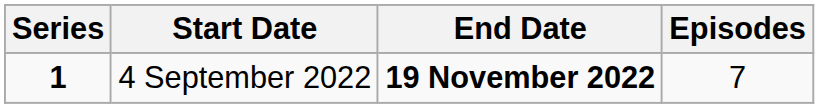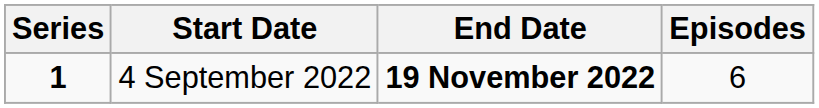(738, 77) 7 -> (738, 77) 6
